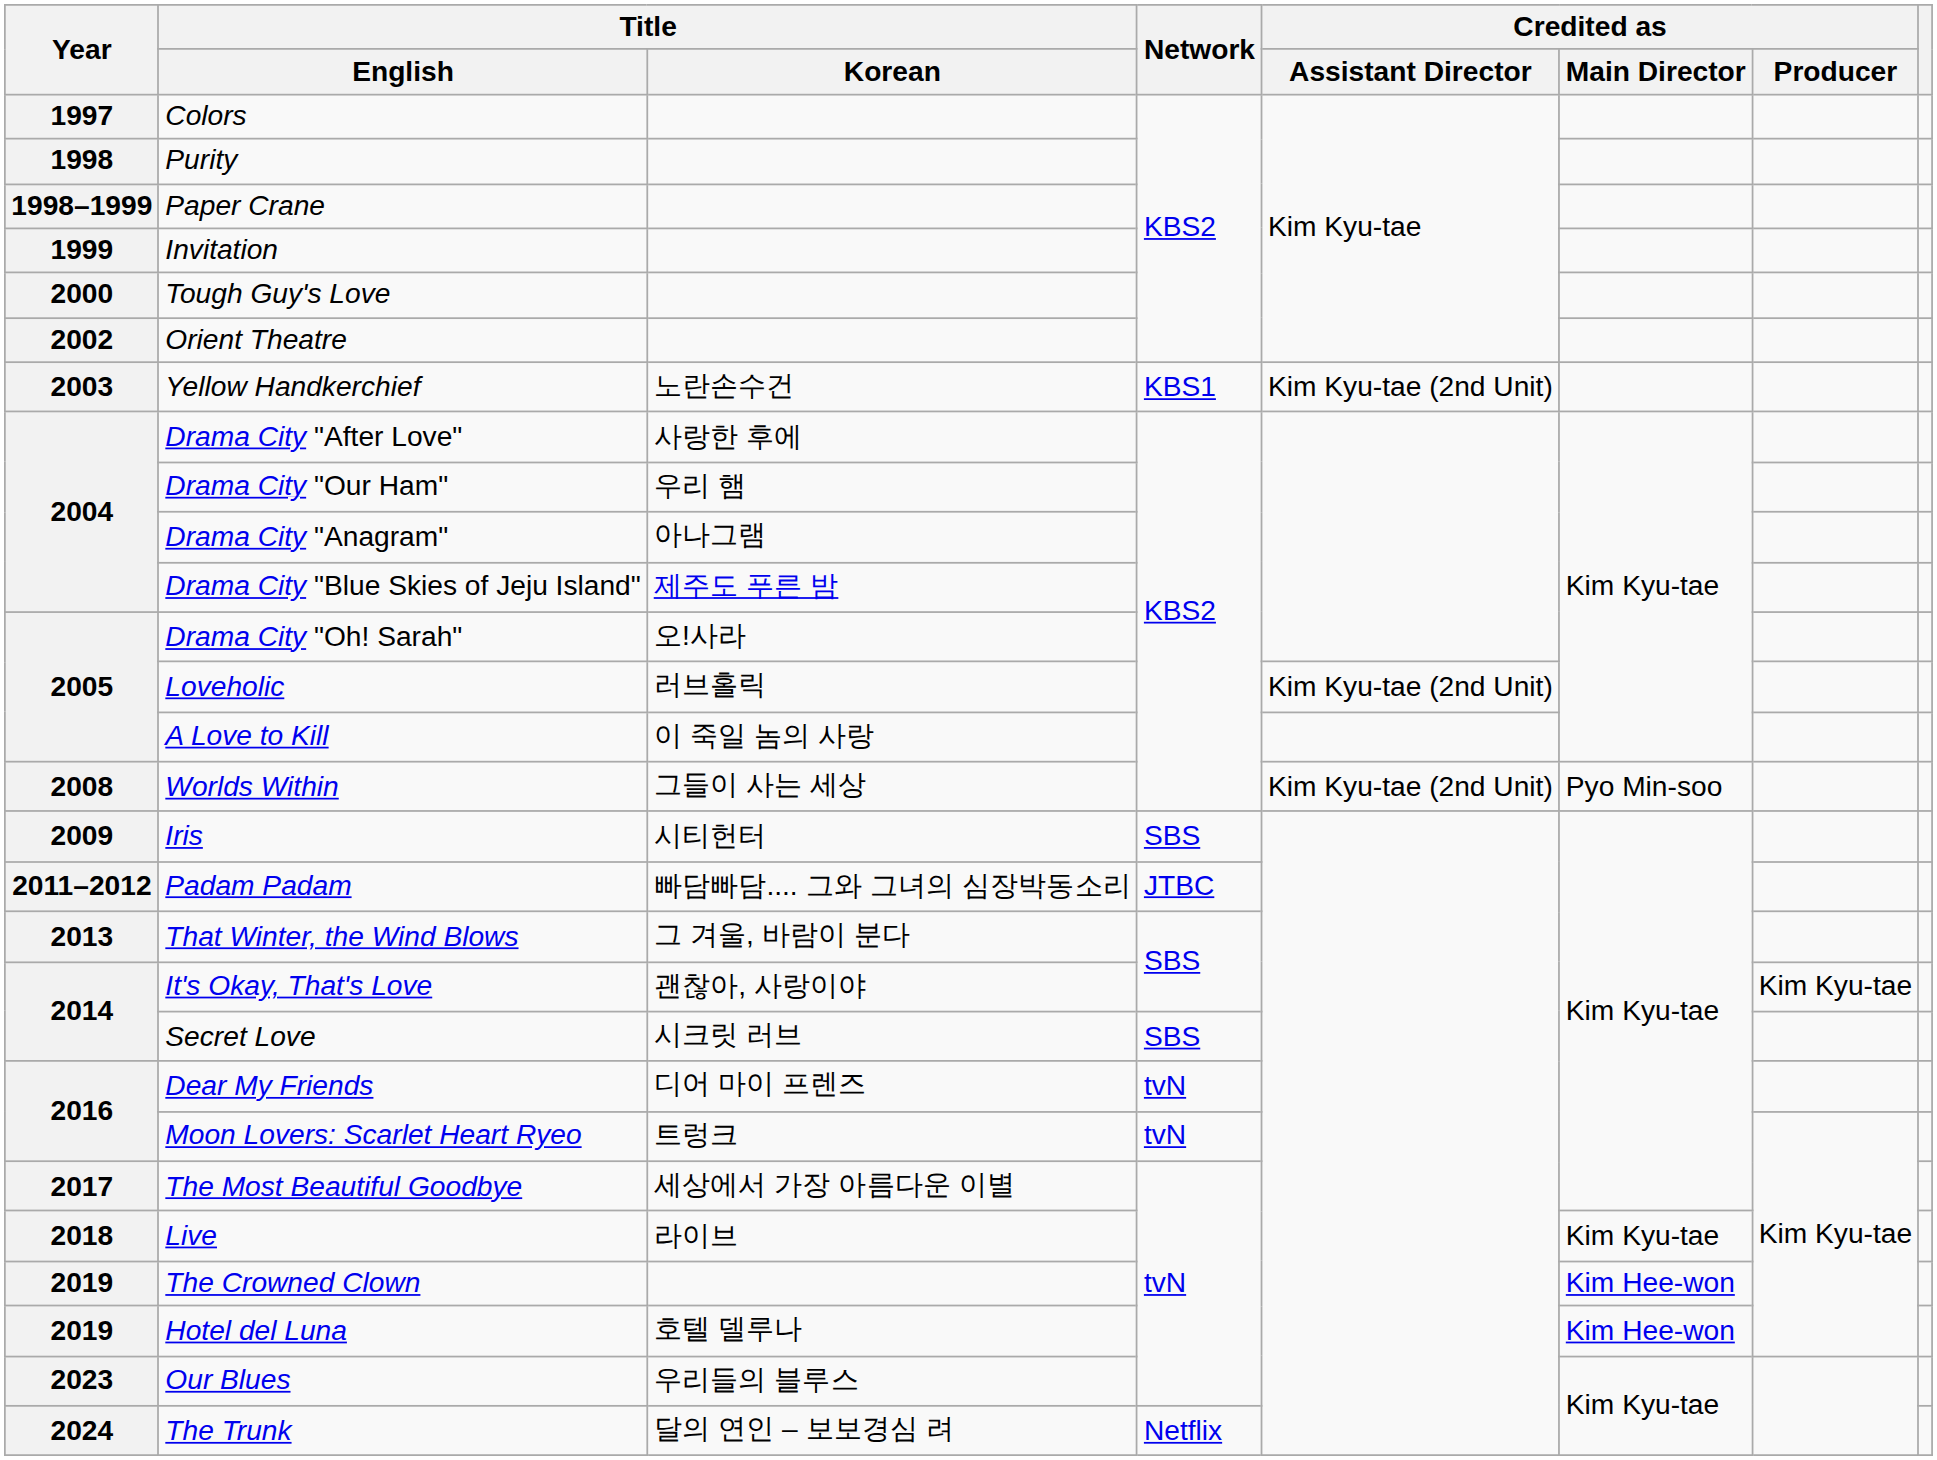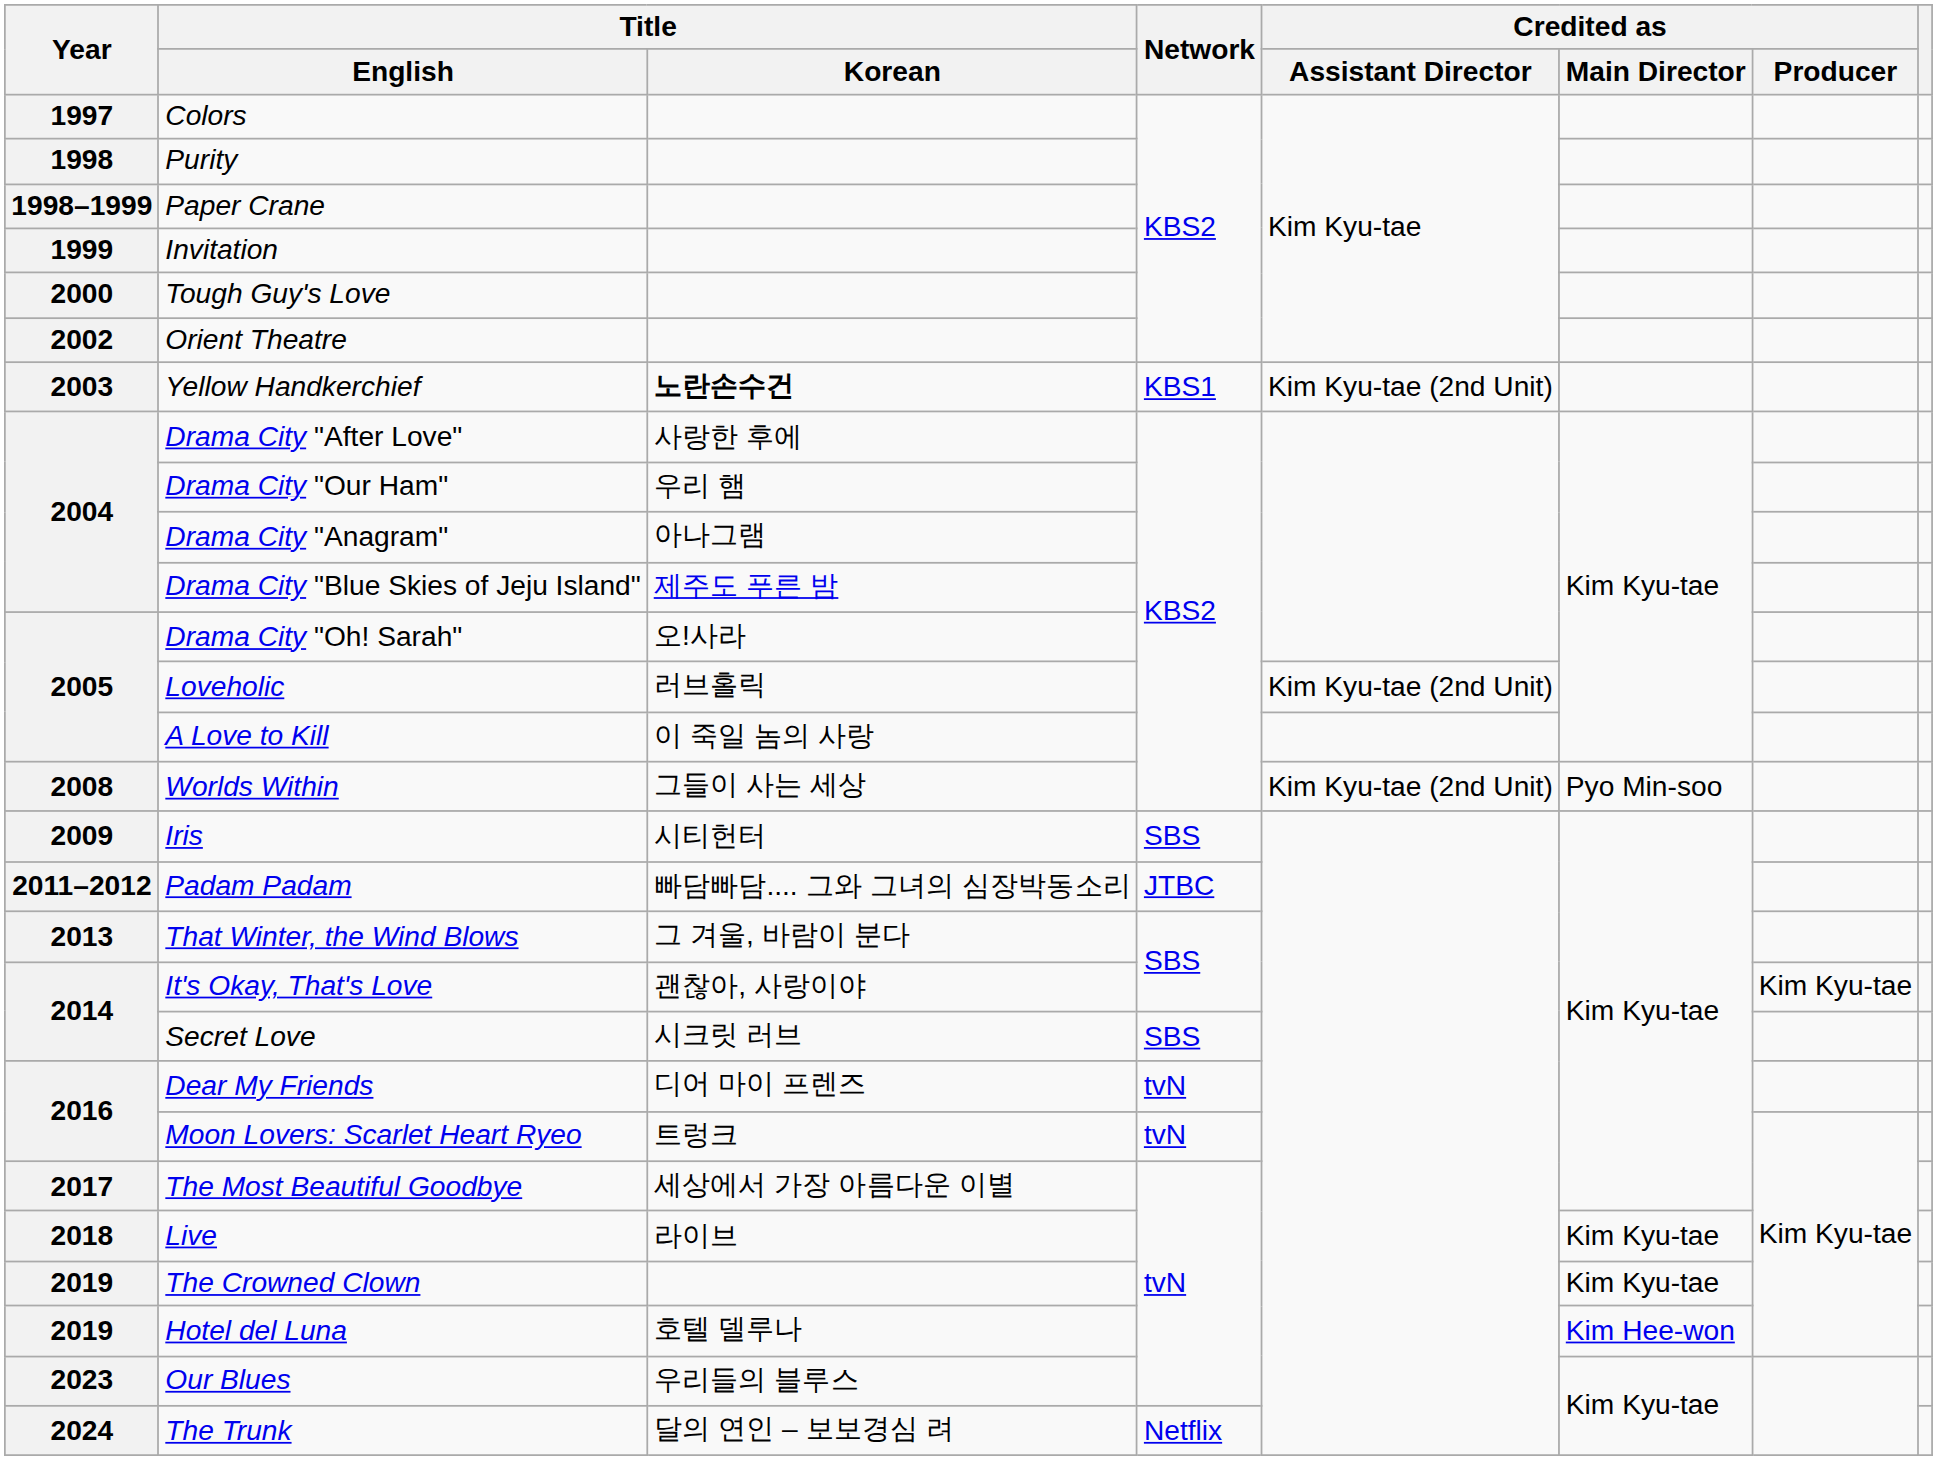(724, 385) normal -> (724, 385) bold
(1650, 1283) Kim Hee-won -> (1642, 1283) Kim Kyu-tae
